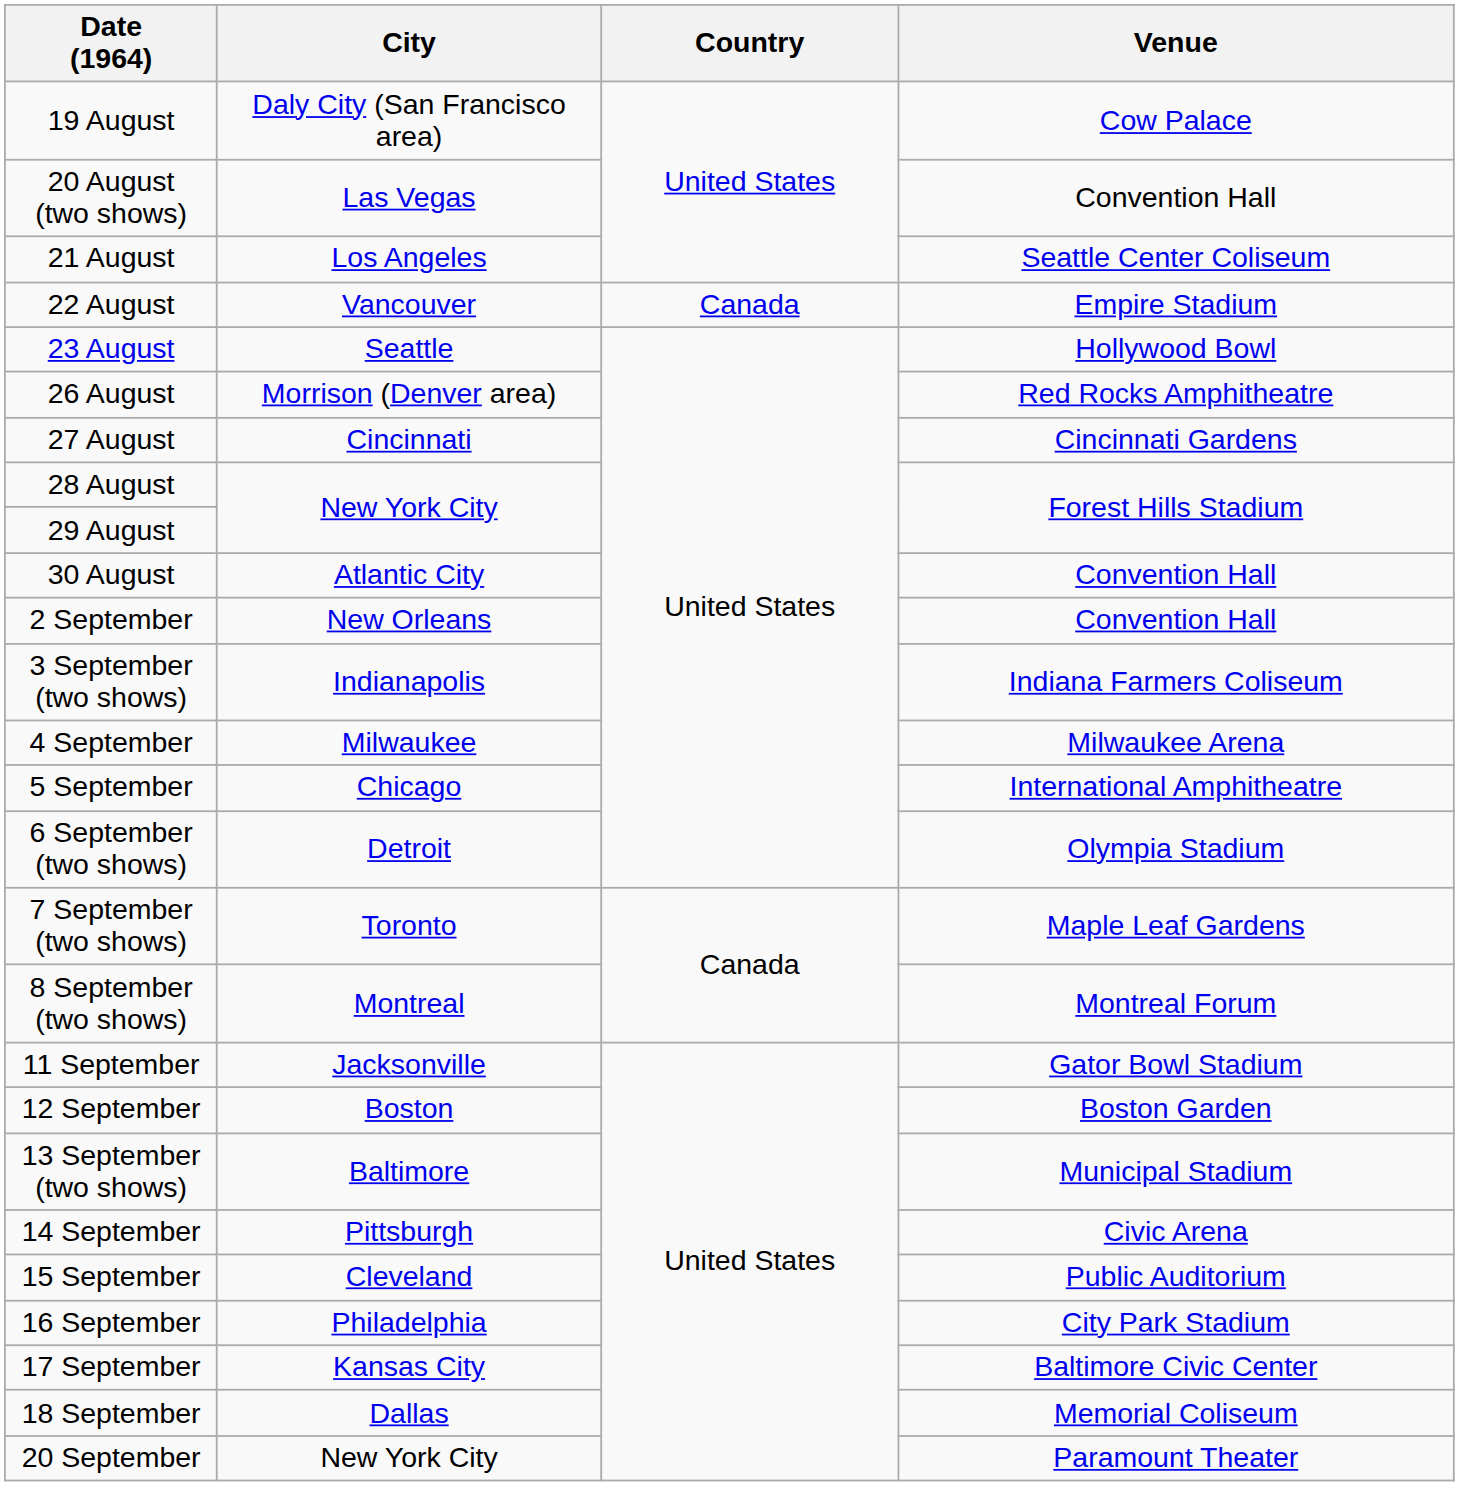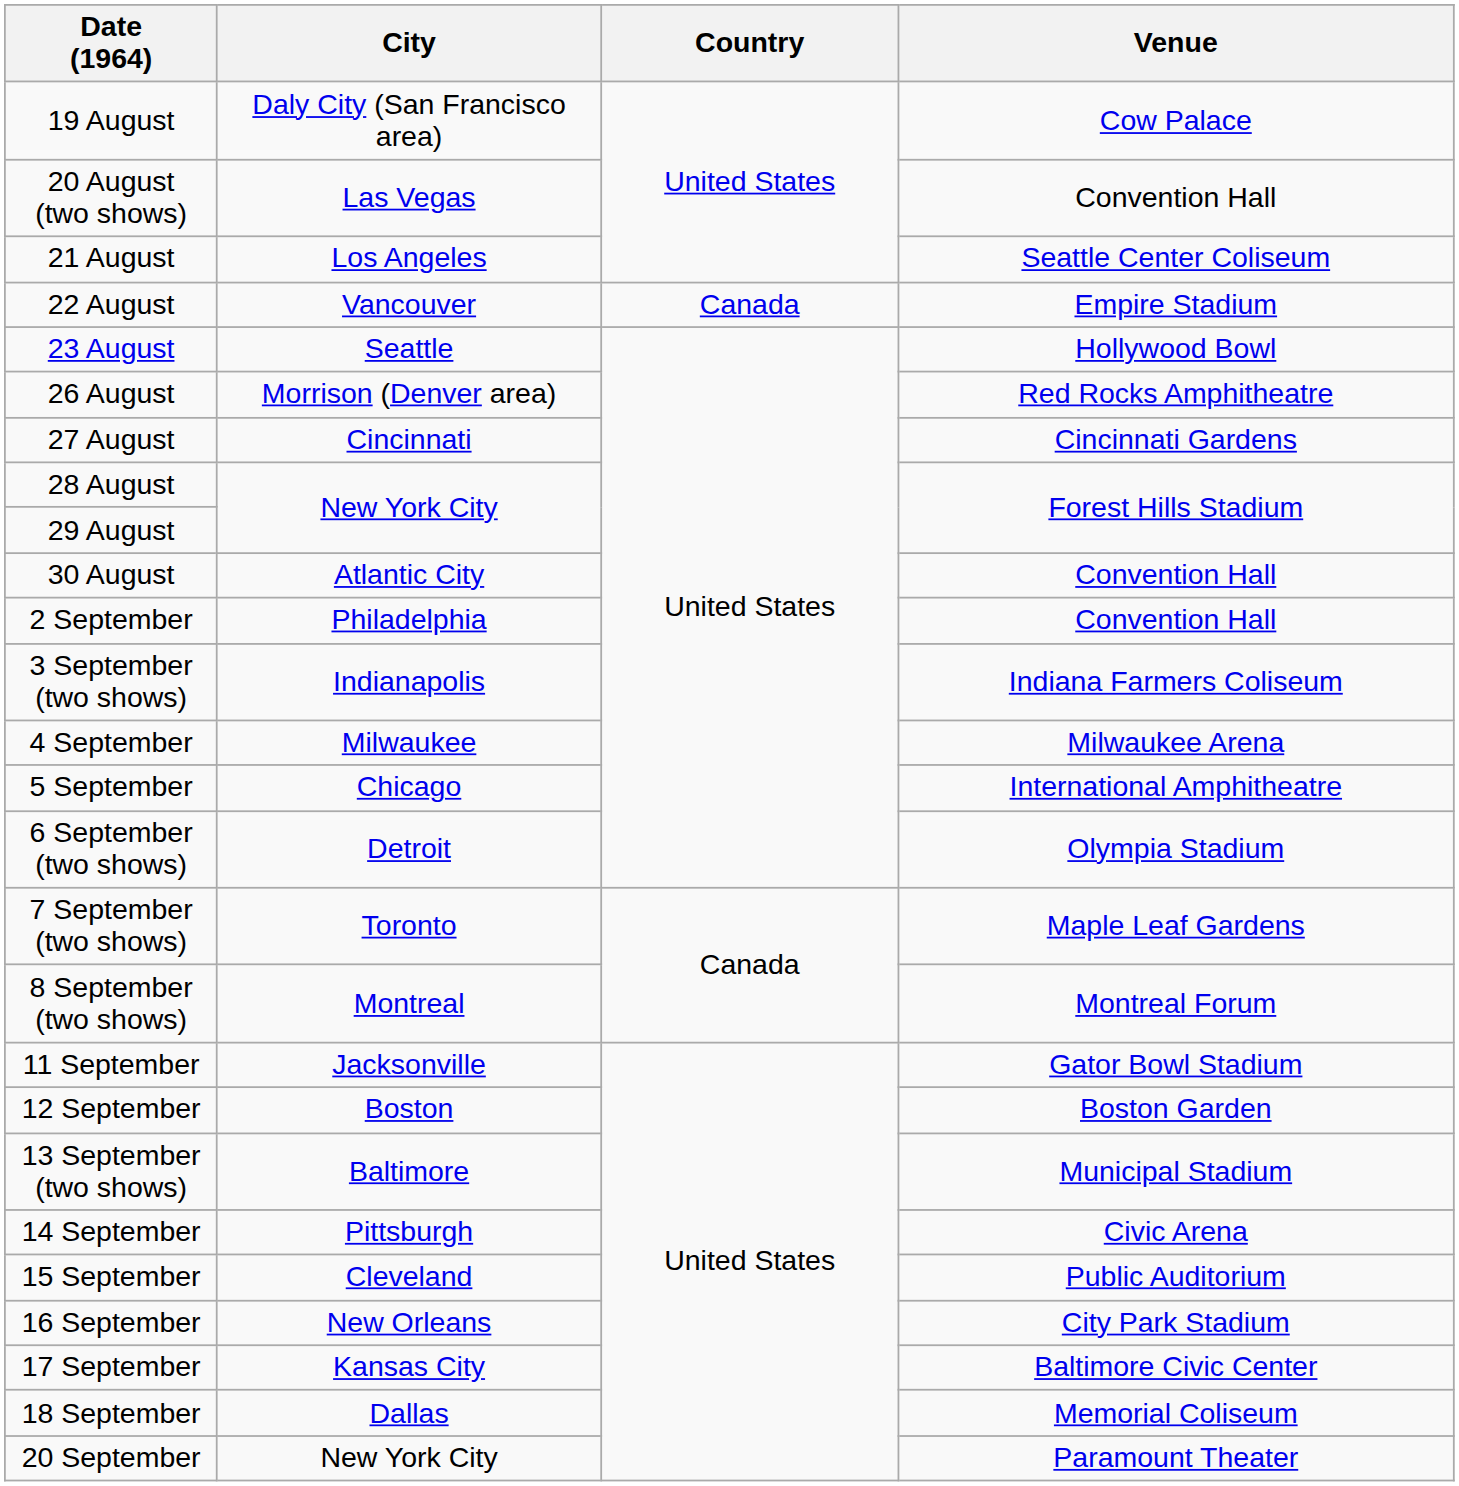(409, 620) New Orleans -> (409, 620) Philadelphia
(409, 1322) Philadelphia -> (409, 1322) New Orleans
